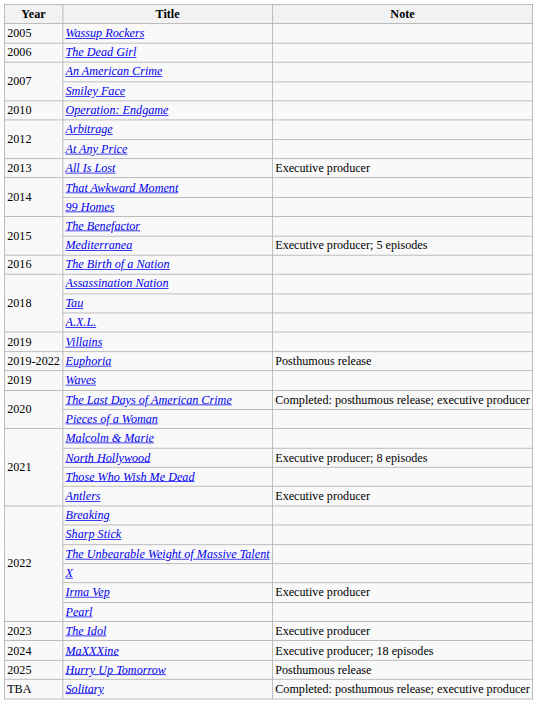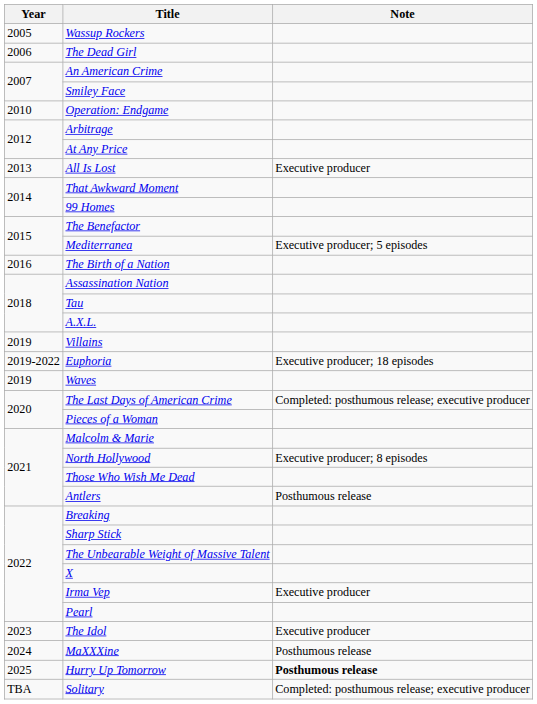(323, 361) Posthumous release -> (354, 361) Executive producer; 18 episodes
(323, 496) Executive producer -> (323, 496) Posthumous release
(354, 650) Executive producer; 18 episodes -> (323, 650) Posthumous release
(323, 669) normal -> (326, 669) bold
